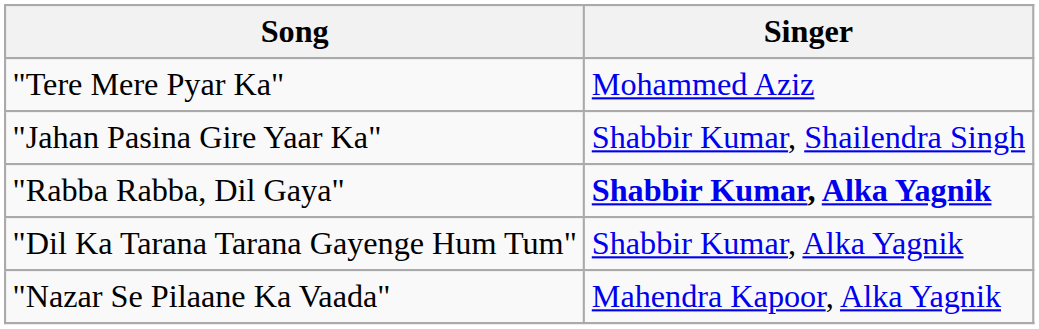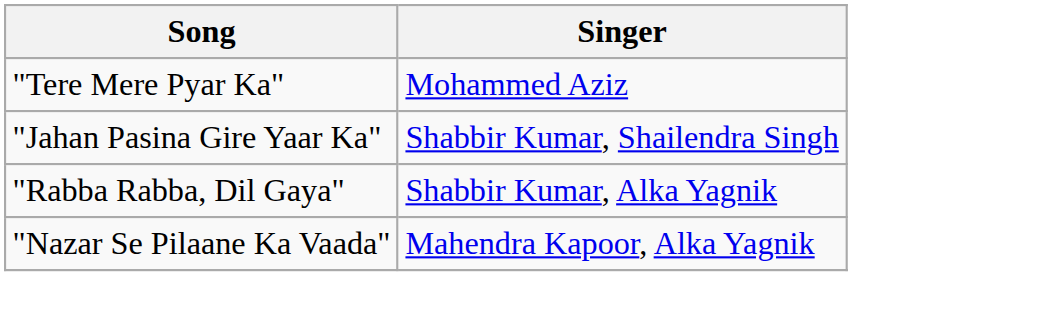(792, 190) bold -> (591, 190) normal
- row: (295, 243)
